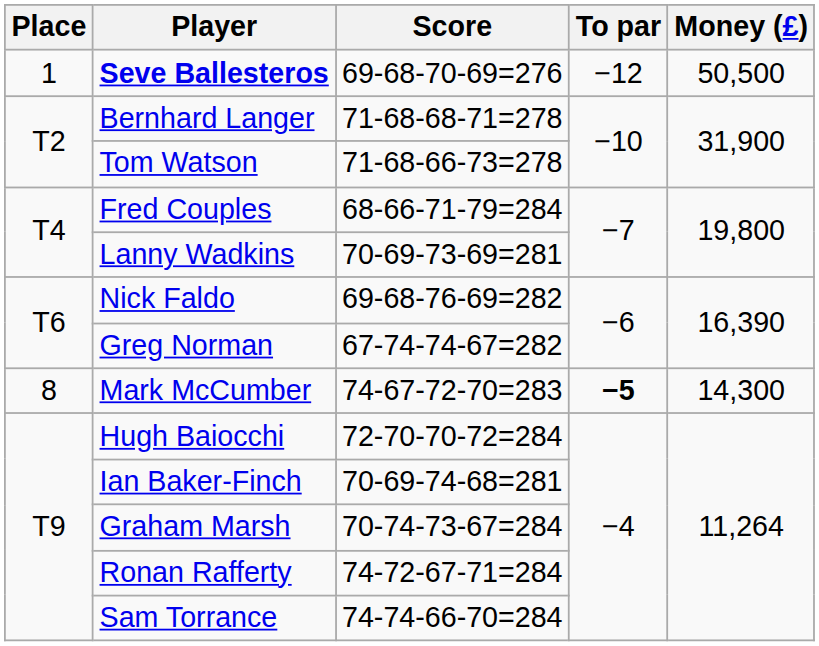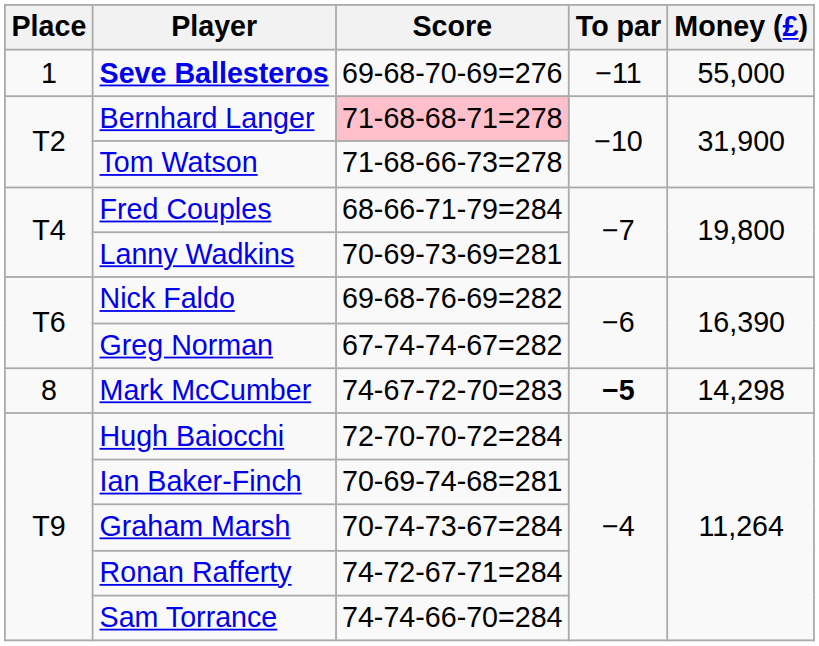(618, 72) −12 -> (618, 72) −11
(741, 72) 50,500 -> (741, 72) 55,000
(452, 118) no background -> (452, 118) pink background
(741, 390) 14,300 -> (741, 390) 14,298
